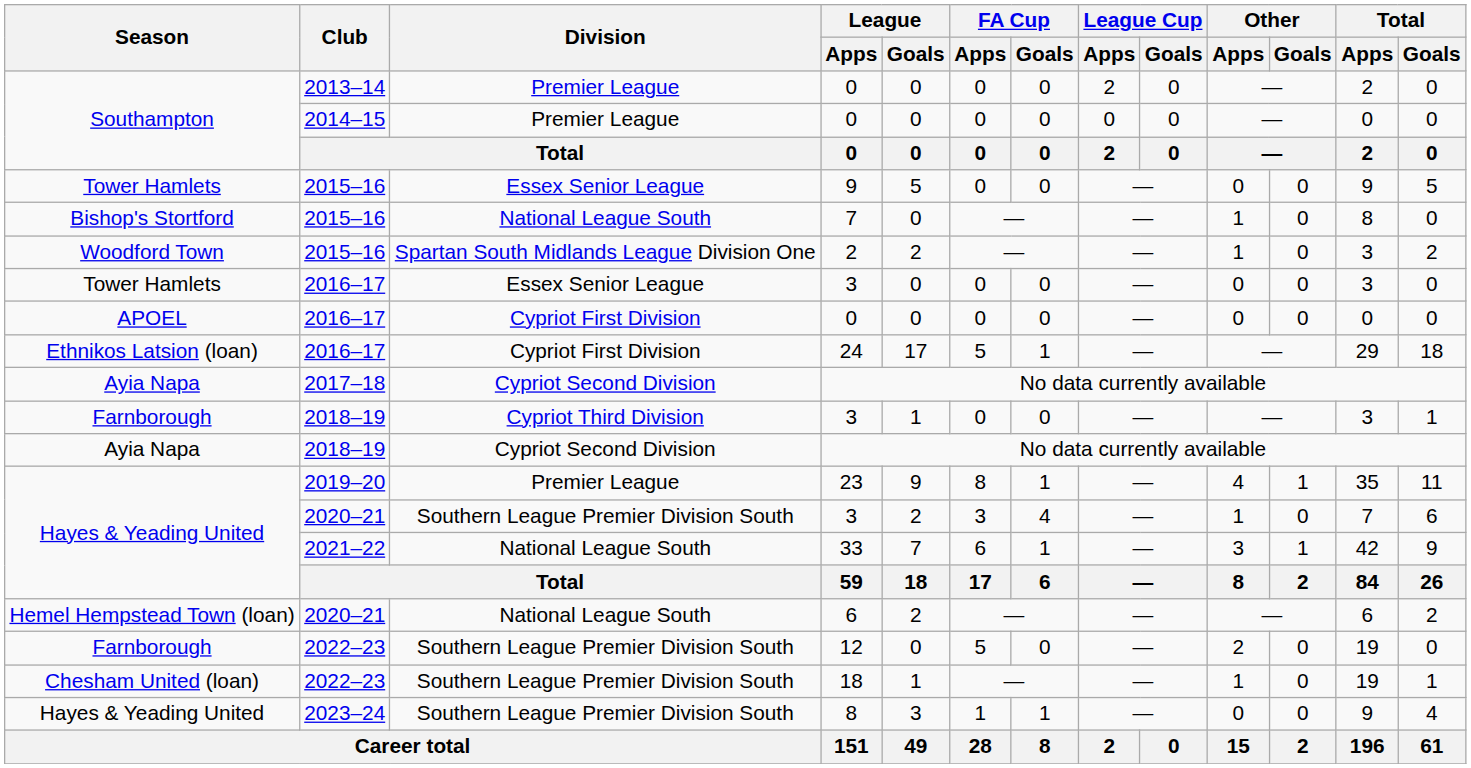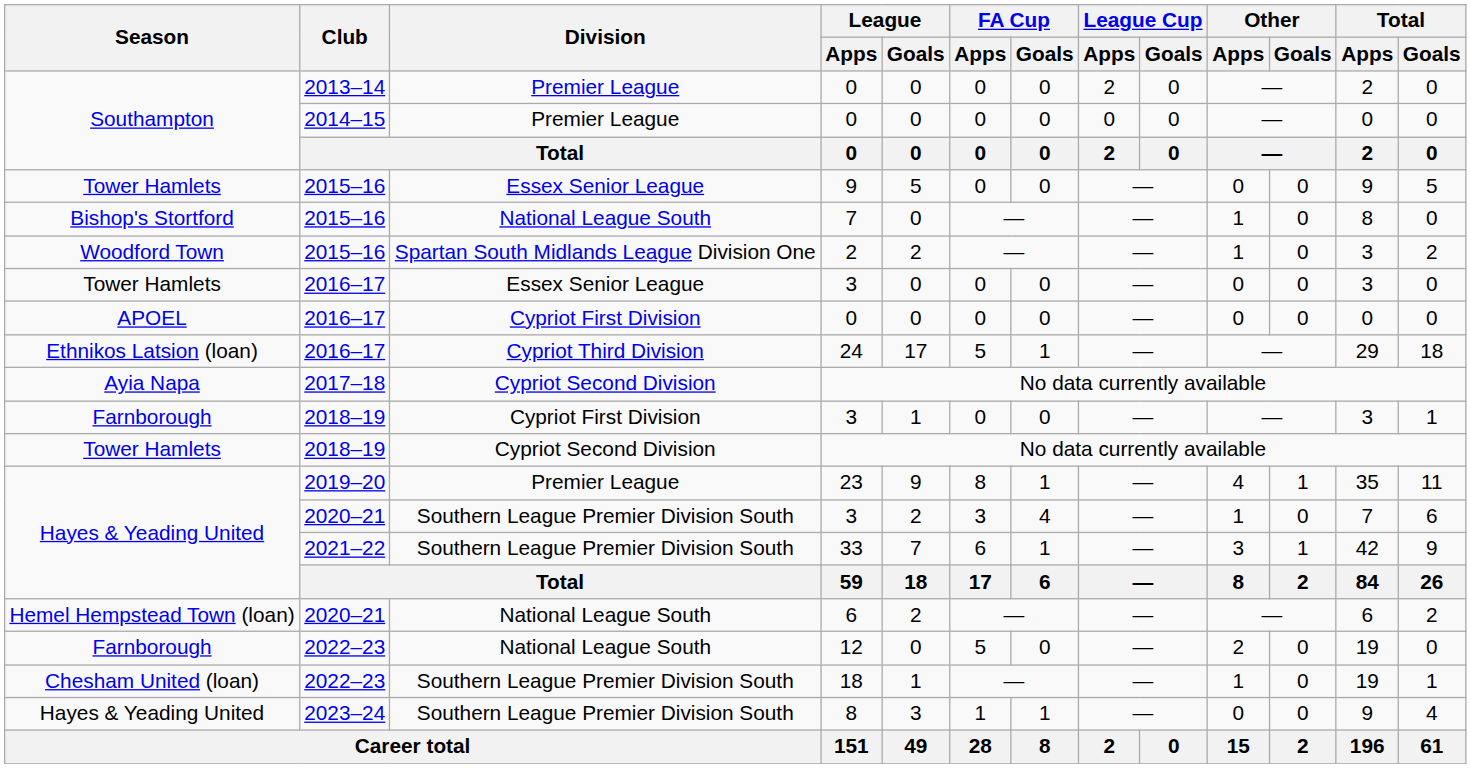(605, 350) Cypriot First Division -> (605, 350) Cypriot Third Division
(605, 416) Cypriot Third Division -> (605, 416) Cypriot First Division
(152, 449) Ayia Napa -> (152, 449) Tower Hamlets
(605, 548) National League South -> (605, 548) Southern League Premier Division South
(605, 647) Southern League Premier Division South -> (605, 647) National League South
